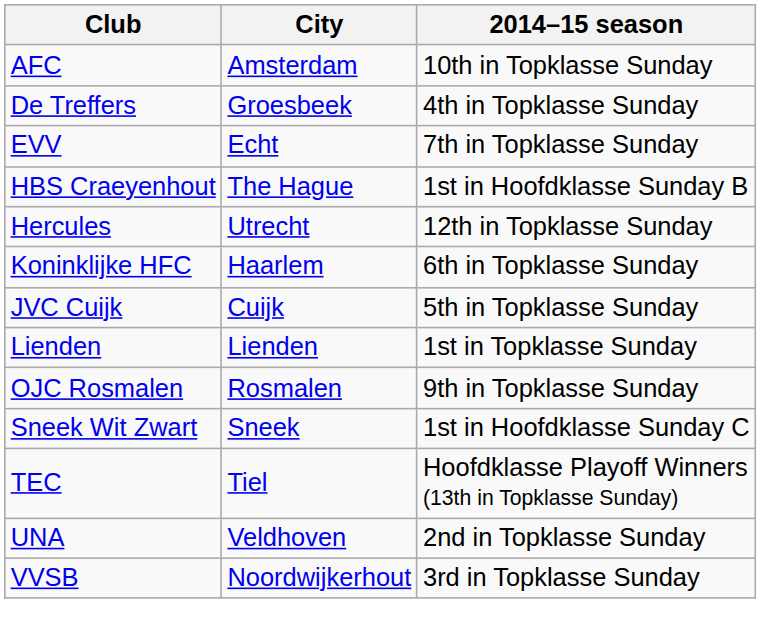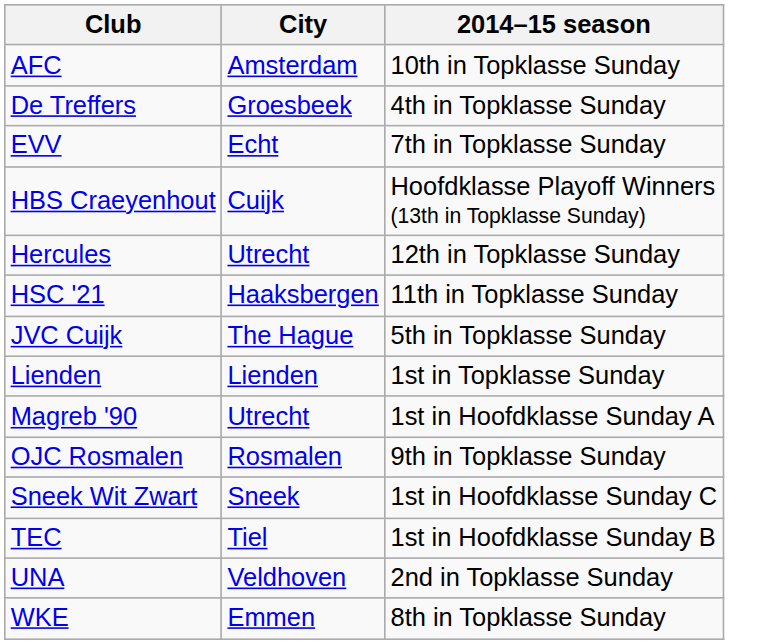(290, 186) The Hague -> (256, 200) Cuijk
(586, 186) 1st in Hoofdklasse Sunday B -> (553, 200) Hoofdklasse Playoff Winners (13th in Topklasse Sunday)
+ row: (58, 295)
- row: (101, 266)
(256, 307) Cuijk -> (290, 335) The Hague
+ row: (74, 416)
(585, 482) Hoofdklasse Playoff Winners (13th in Topklasse Sunday) -> (553, 537) 1st in Hoofdklasse Sunday B
- row: (45, 577)
+ row: (40, 618)
